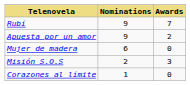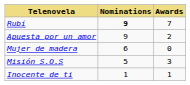(126, 23) normal -> (126, 23) bold
(126, 62) 2 -> (126, 62) 5
+ row: (40, 74)
- row: (52, 74)
